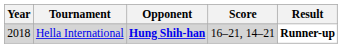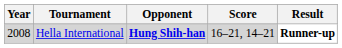(19, 33) 2018 -> (19, 33) 2008
